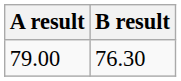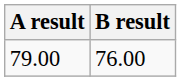(120, 57) 76.30 -> (120, 57) 76.00
